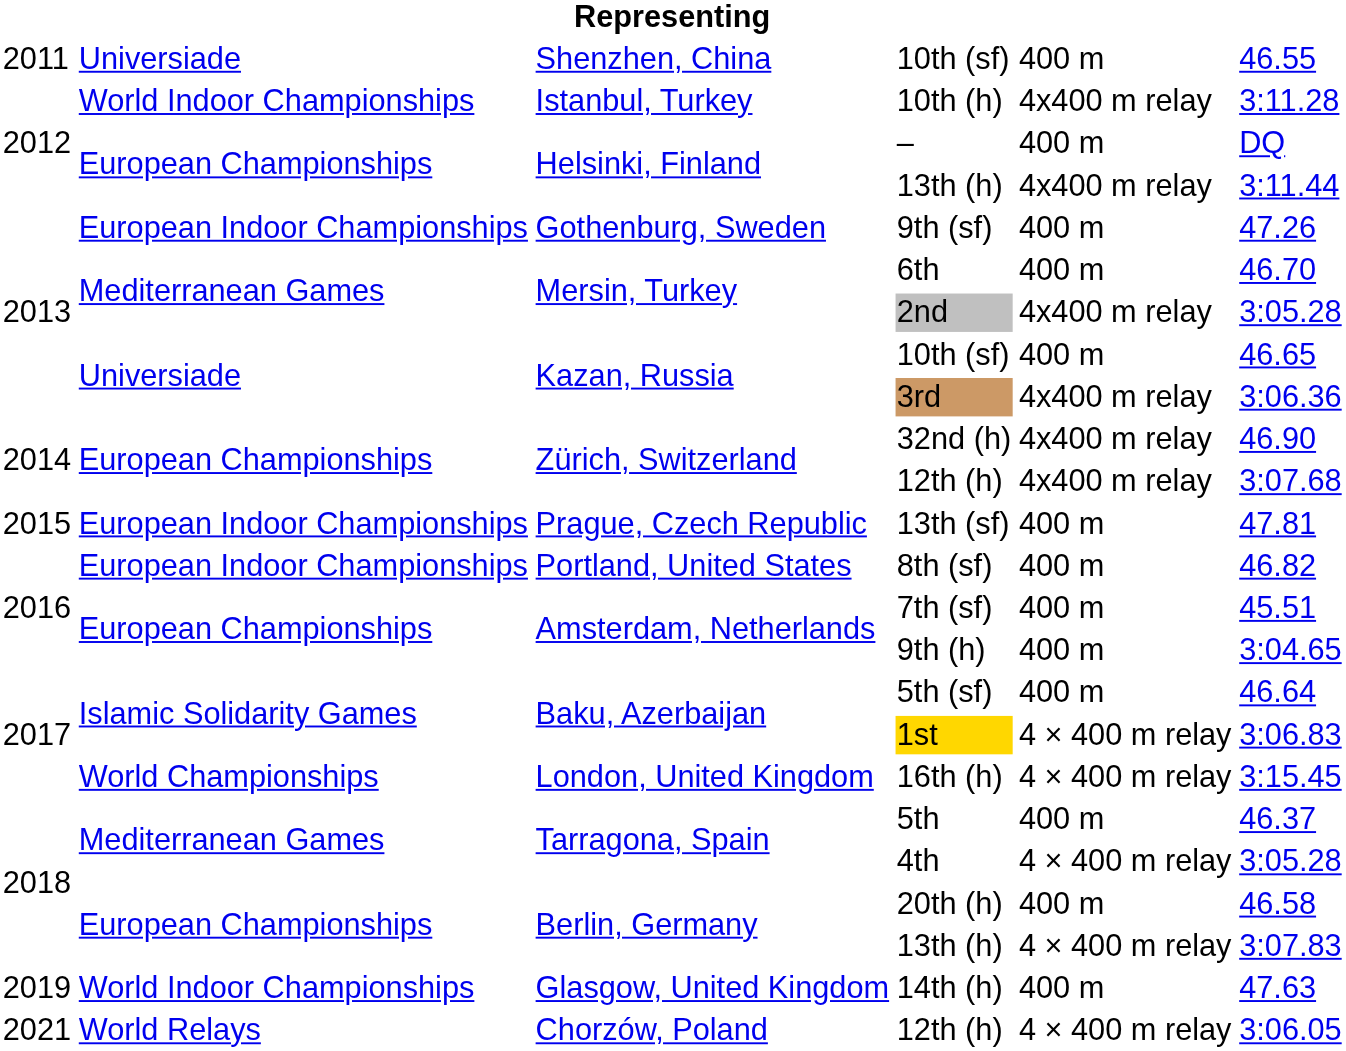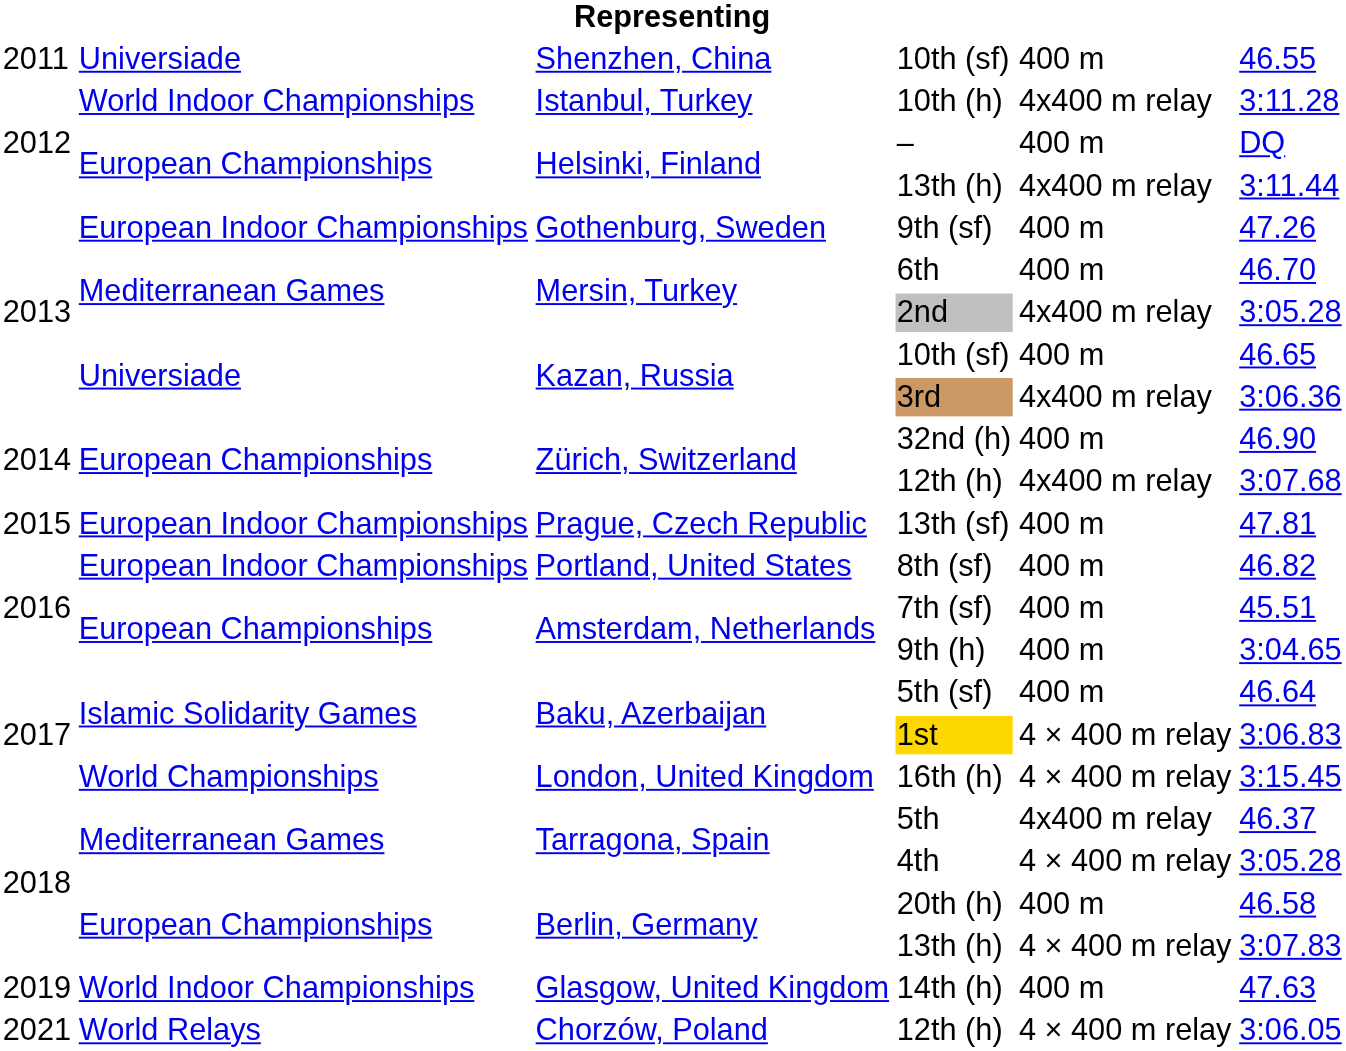(1115, 438) 4x400 m relay -> (1062, 438) 400 m
(1062, 819) 400 m -> (1115, 819) 4x400 m relay
